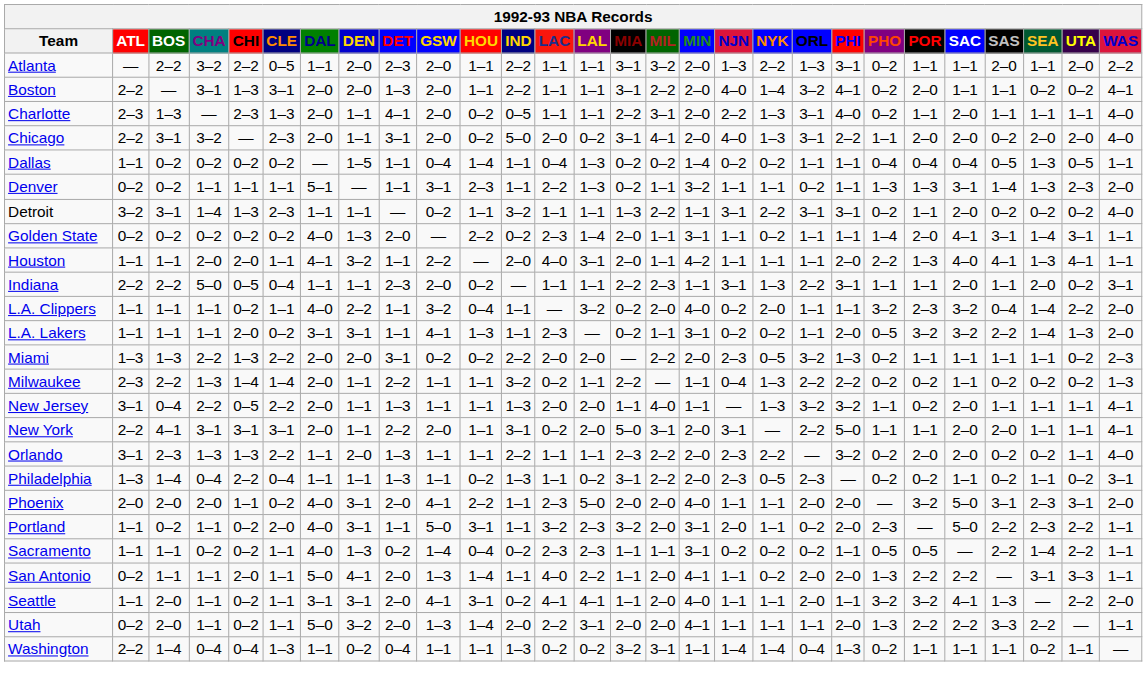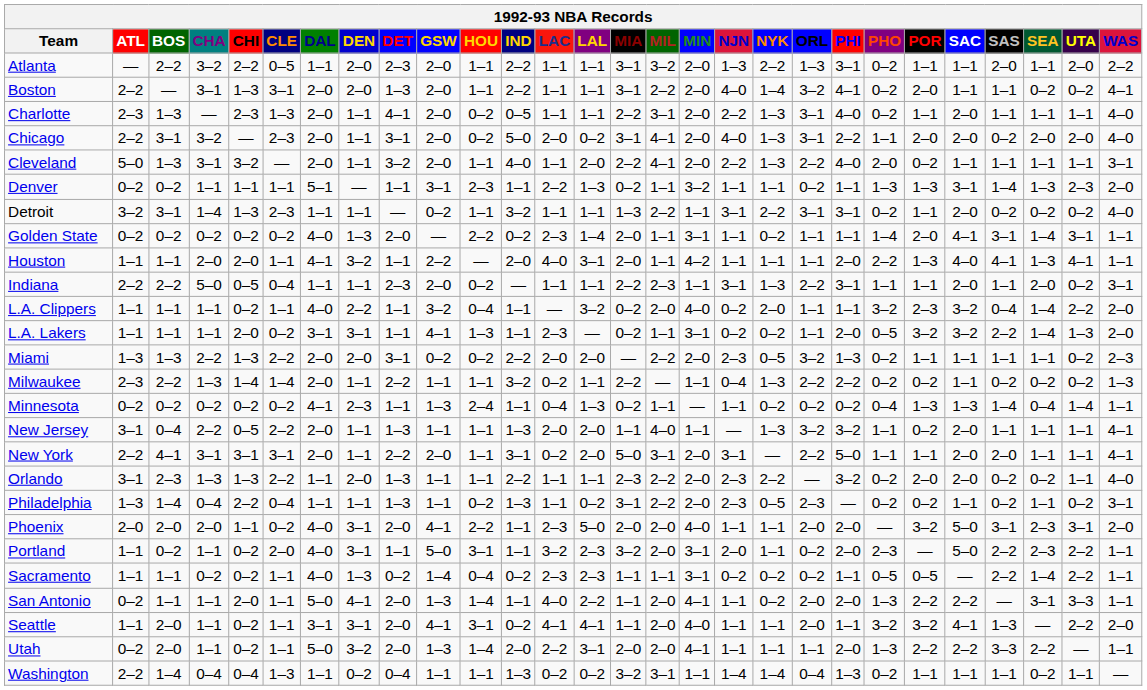+ row: (42, 163)
- row: (29, 163)
+ row: (43, 406)
